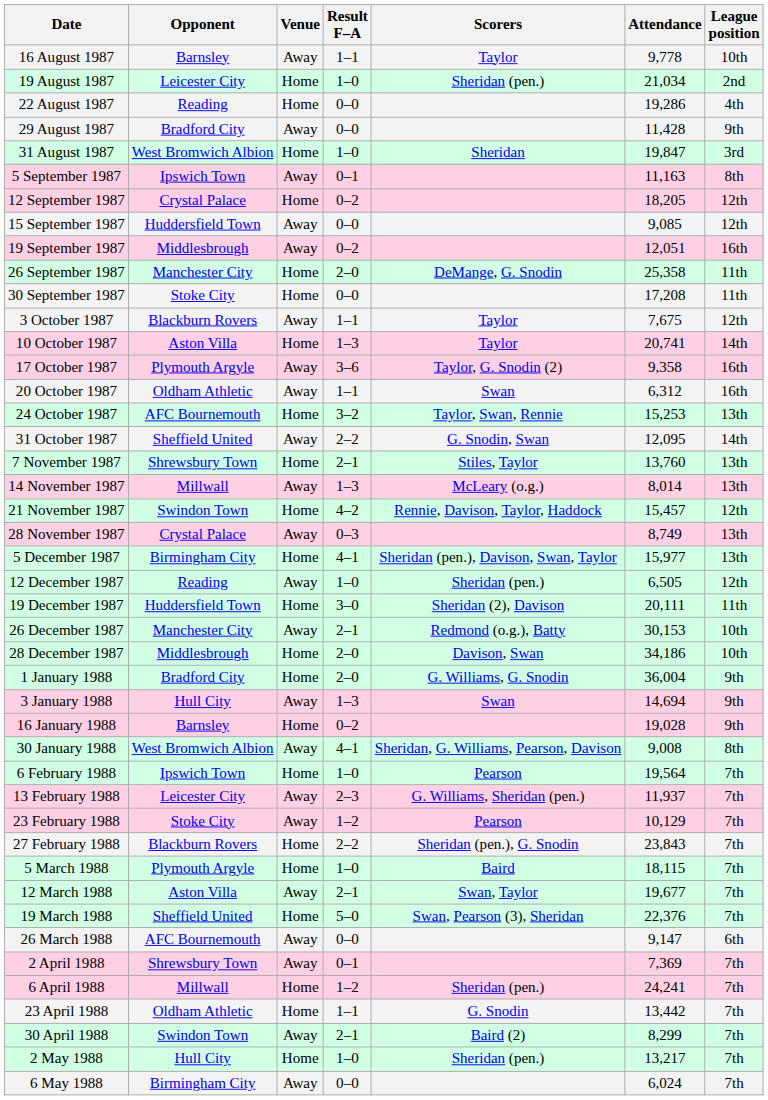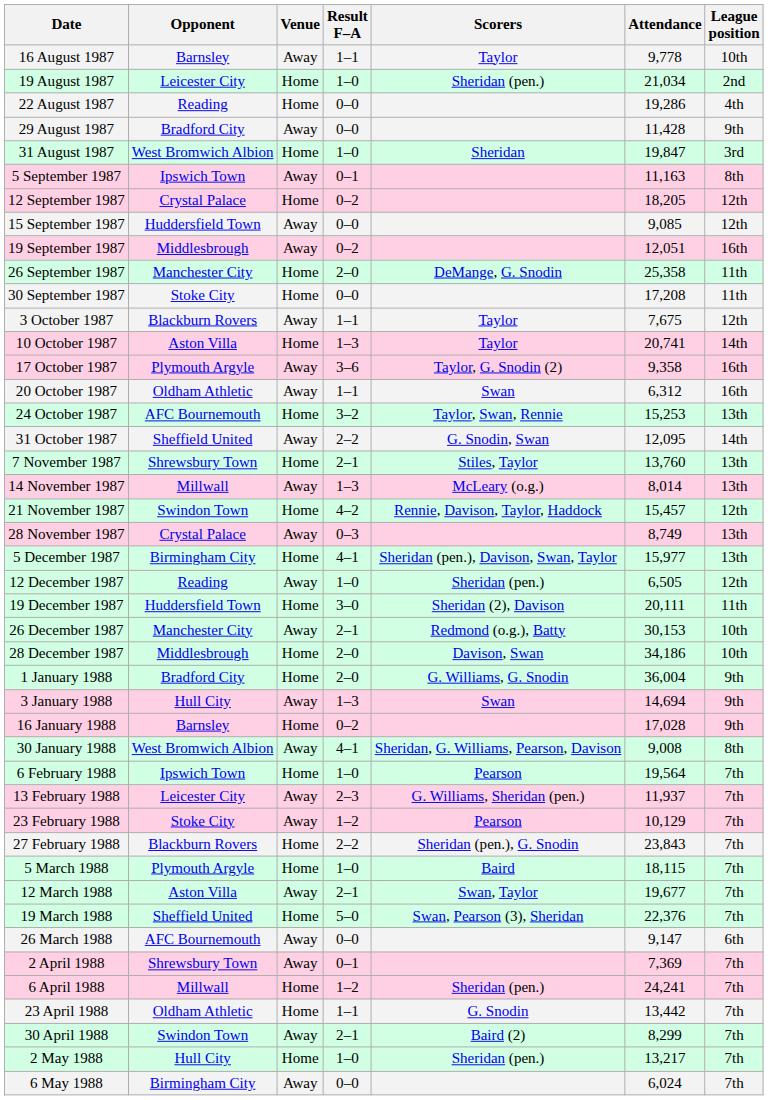(665, 725) 19,028 -> (665, 725) 17,028
